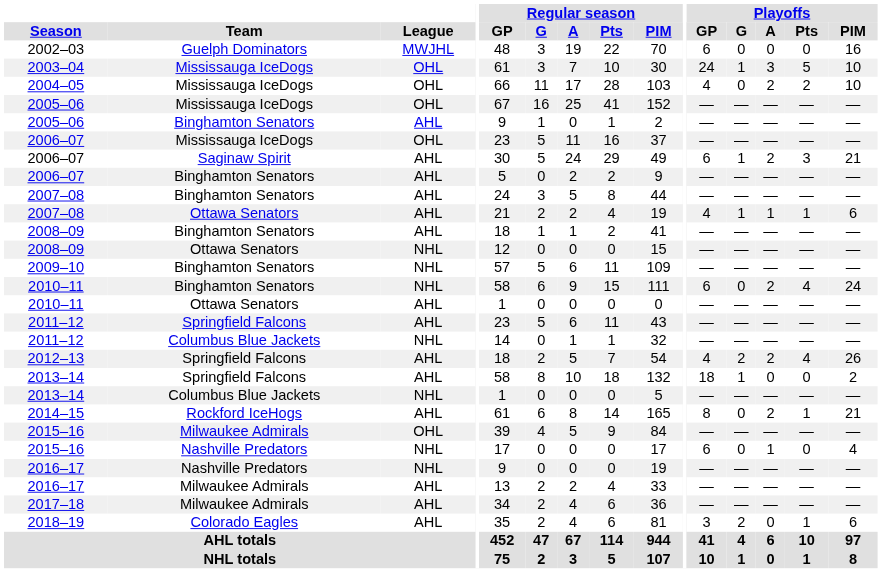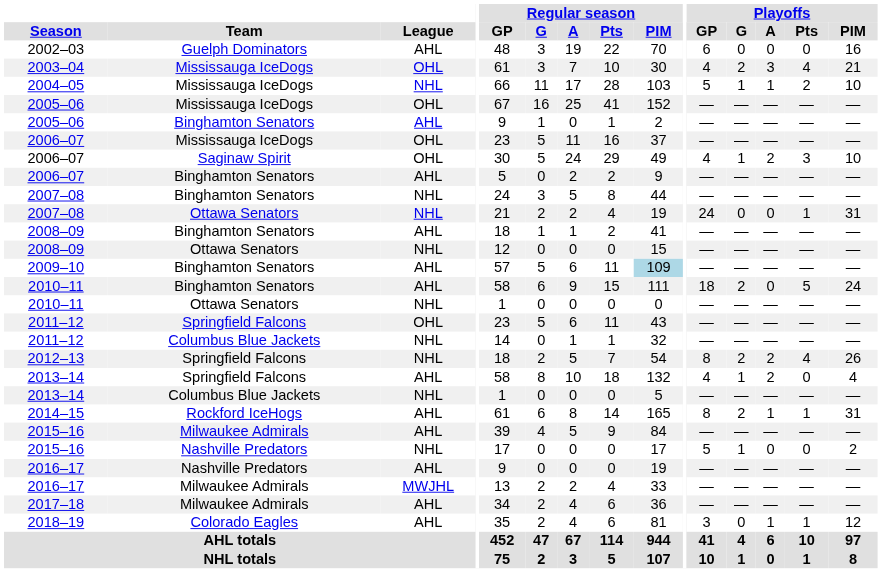(428, 49) MWJHL -> (428, 49) AHL
(707, 67) 24 -> (707, 67) 4
(741, 67) 1 -> (741, 67) 2
(807, 67) 5 -> (807, 67) 4
(853, 67) 10 -> (853, 67) 21
(428, 85) OHL -> (428, 85) NHL
(707, 85) 4 -> (707, 85) 5
(741, 85) 0 -> (741, 85) 1
(770, 85) 2 -> (770, 85) 1
(428, 158) AHL -> (428, 158) OHL
(707, 158) 6 -> (707, 158) 4
(853, 158) 21 -> (853, 158) 10
(428, 195) AHL -> (428, 195) NHL
(428, 213) AHL -> (428, 213) NHL
(707, 213) 4 -> (707, 213) 24
(741, 213) 1 -> (741, 213) 0
(770, 213) 1 -> (770, 213) 0
(853, 213) 6 -> (853, 213) 31
(428, 267) NHL -> (428, 267) AHL
(659, 267) no background -> (659, 267) lightblue background
(428, 286) NHL -> (428, 286) AHL
(707, 286) 6 -> (707, 286) 18
(741, 286) 0 -> (741, 286) 2
(770, 286) 2 -> (770, 286) 0
(807, 286) 4 -> (807, 286) 5
(428, 304) AHL -> (428, 304) NHL
(428, 322) AHL -> (428, 322) OHL
(428, 358) AHL -> (428, 358) NHL
(707, 358) 4 -> (707, 358) 8
(707, 377) 18 -> (707, 377) 4
(770, 377) 0 -> (770, 377) 2
(853, 377) 2 -> (853, 377) 4
(741, 413) 0 -> (741, 413) 2
(770, 413) 2 -> (770, 413) 1
(853, 413) 21 -> (853, 413) 31
(428, 431) OHL -> (428, 431) AHL
(707, 449) 6 -> (707, 449) 5
(741, 449) 0 -> (741, 449) 1
(770, 449) 1 -> (770, 449) 0
(853, 449) 4 -> (853, 449) 2
(428, 468) NHL -> (428, 468) AHL
(428, 486) AHL -> (428, 486) MWJHL
(741, 522) 2 -> (741, 522) 0
(770, 522) 0 -> (770, 522) 1
(853, 522) 6 -> (853, 522) 12
